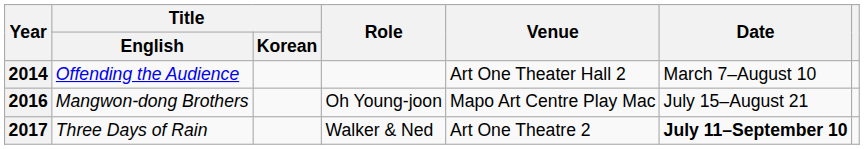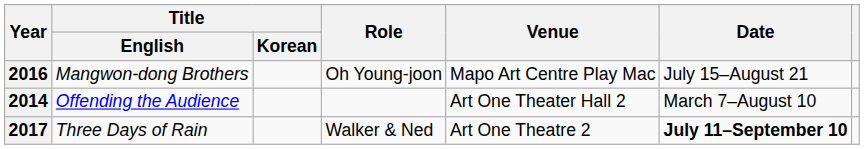rows swapped: (28, 74) <-> (28, 102)
